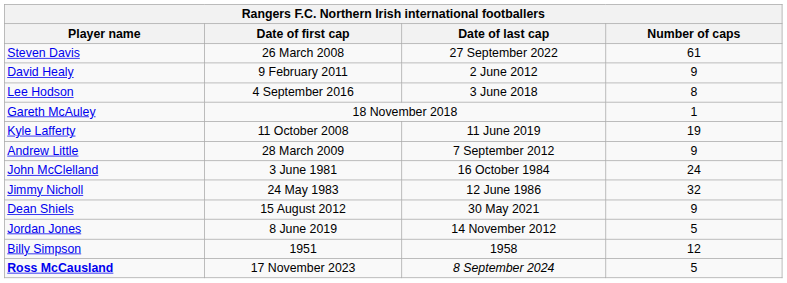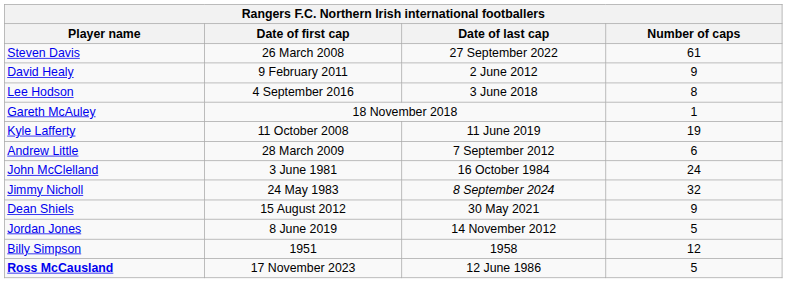(694, 151) 9 -> (694, 151) 6
(504, 190) 12 June 1986 -> (504, 190) 8 September 2024
(504, 268) 8 September 2024 -> (504, 268) 12 June 1986
